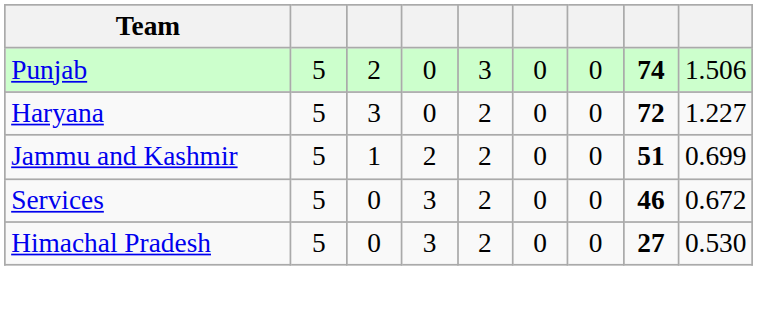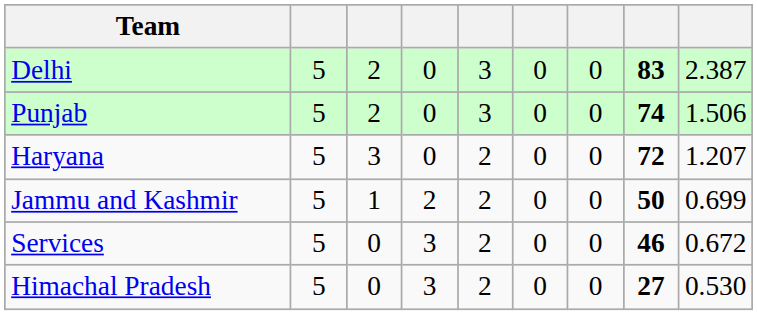+ row: (42, 69)
(716, 112) 1.227 -> (716, 156) 1.207
(651, 156) 51 -> (651, 199) 50
